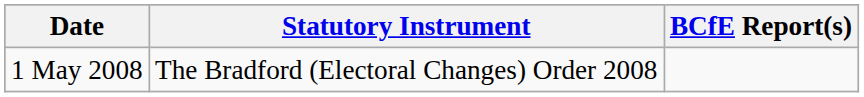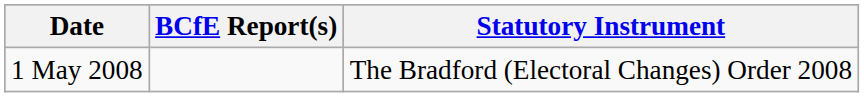columns swapped: (406, 26) <-> (761, 26)
